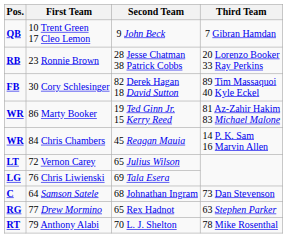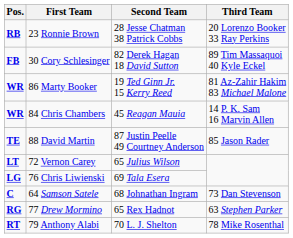- row: (59, 33)
+ row: (62, 141)
